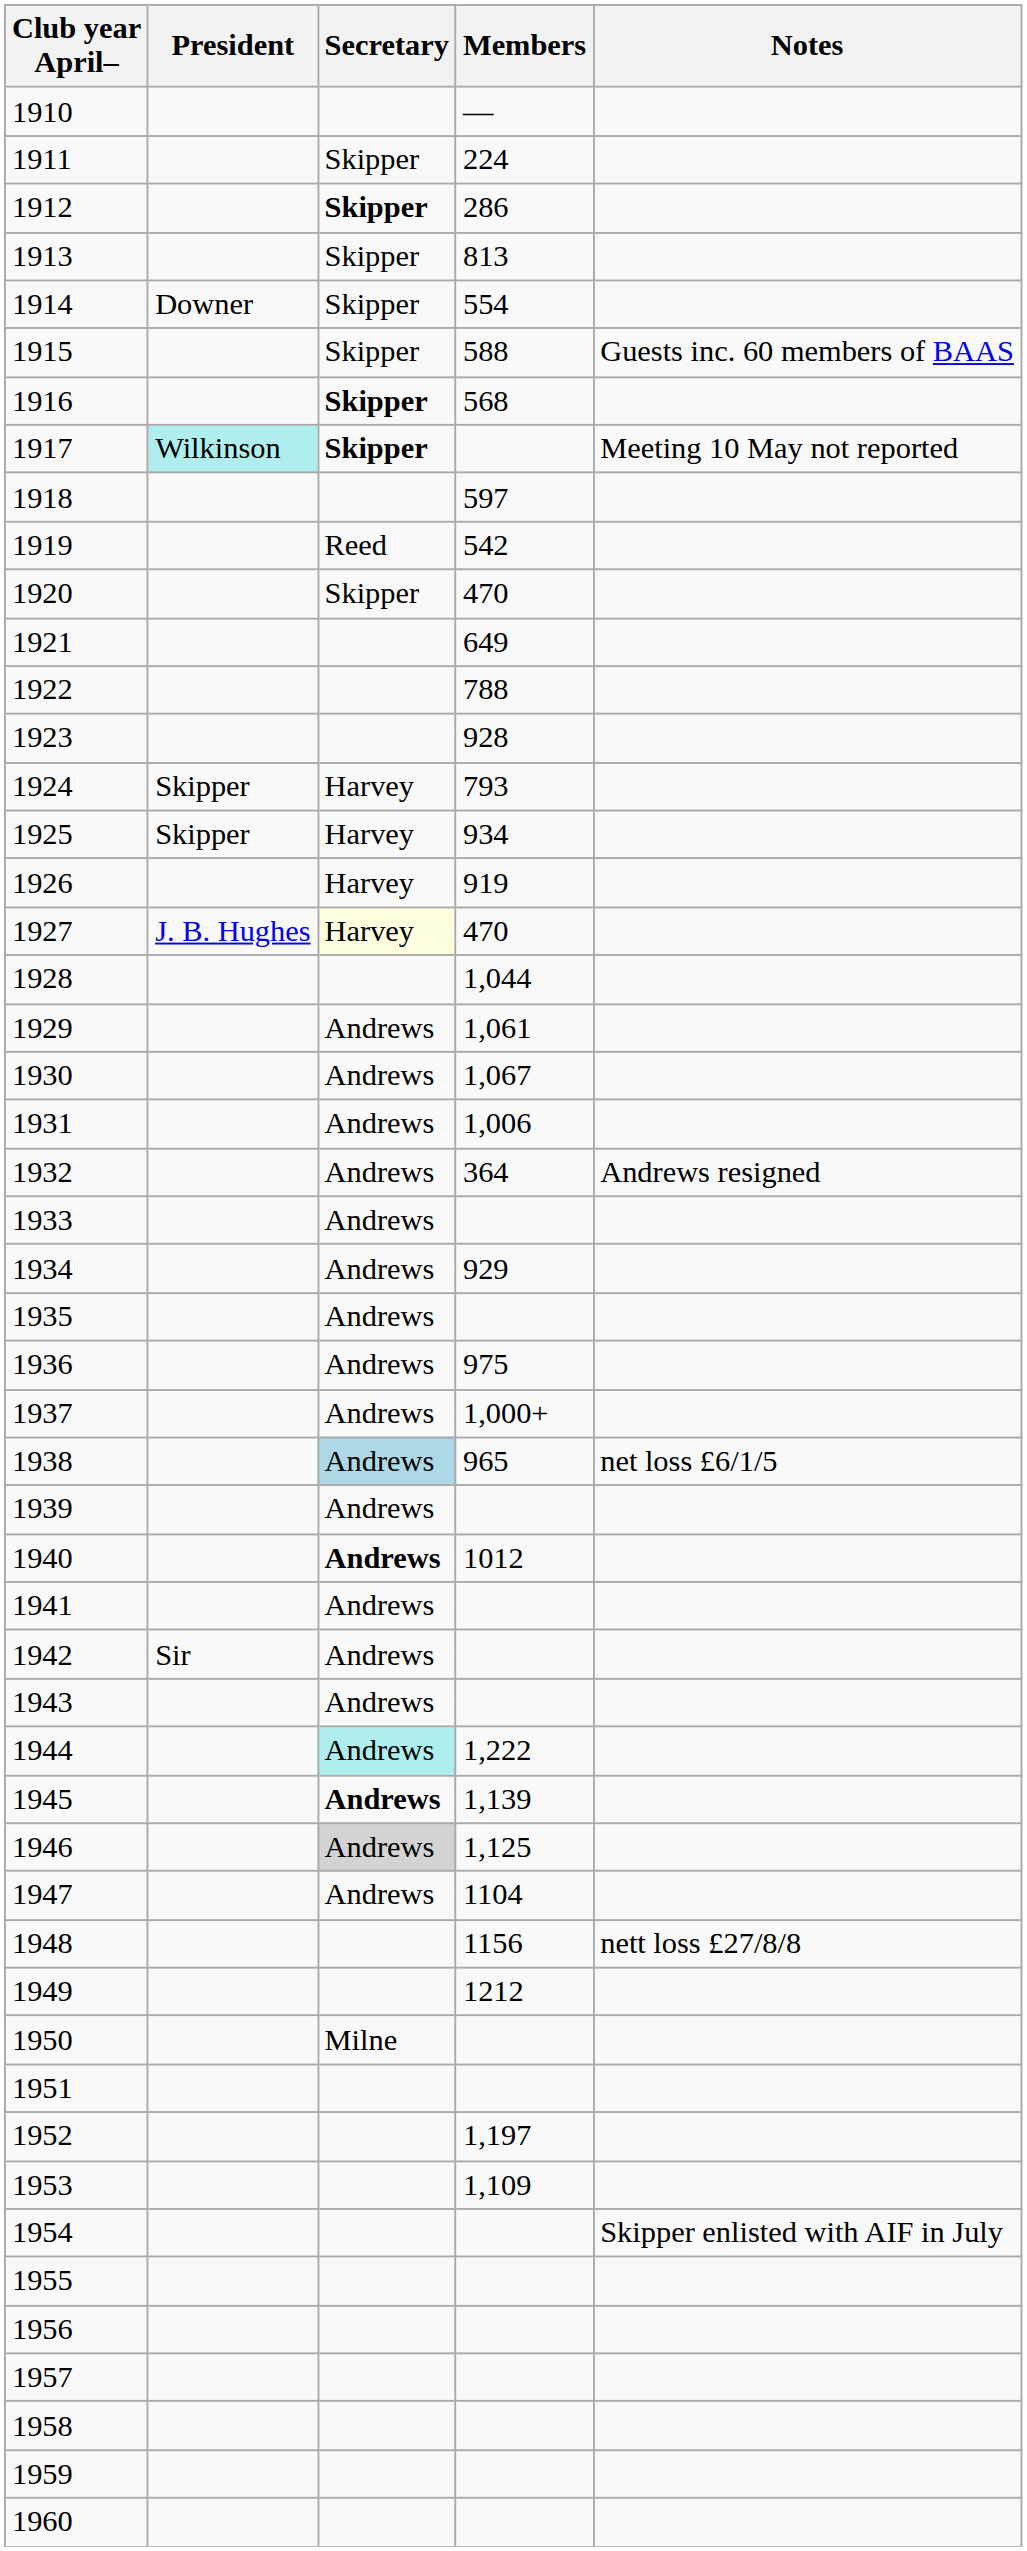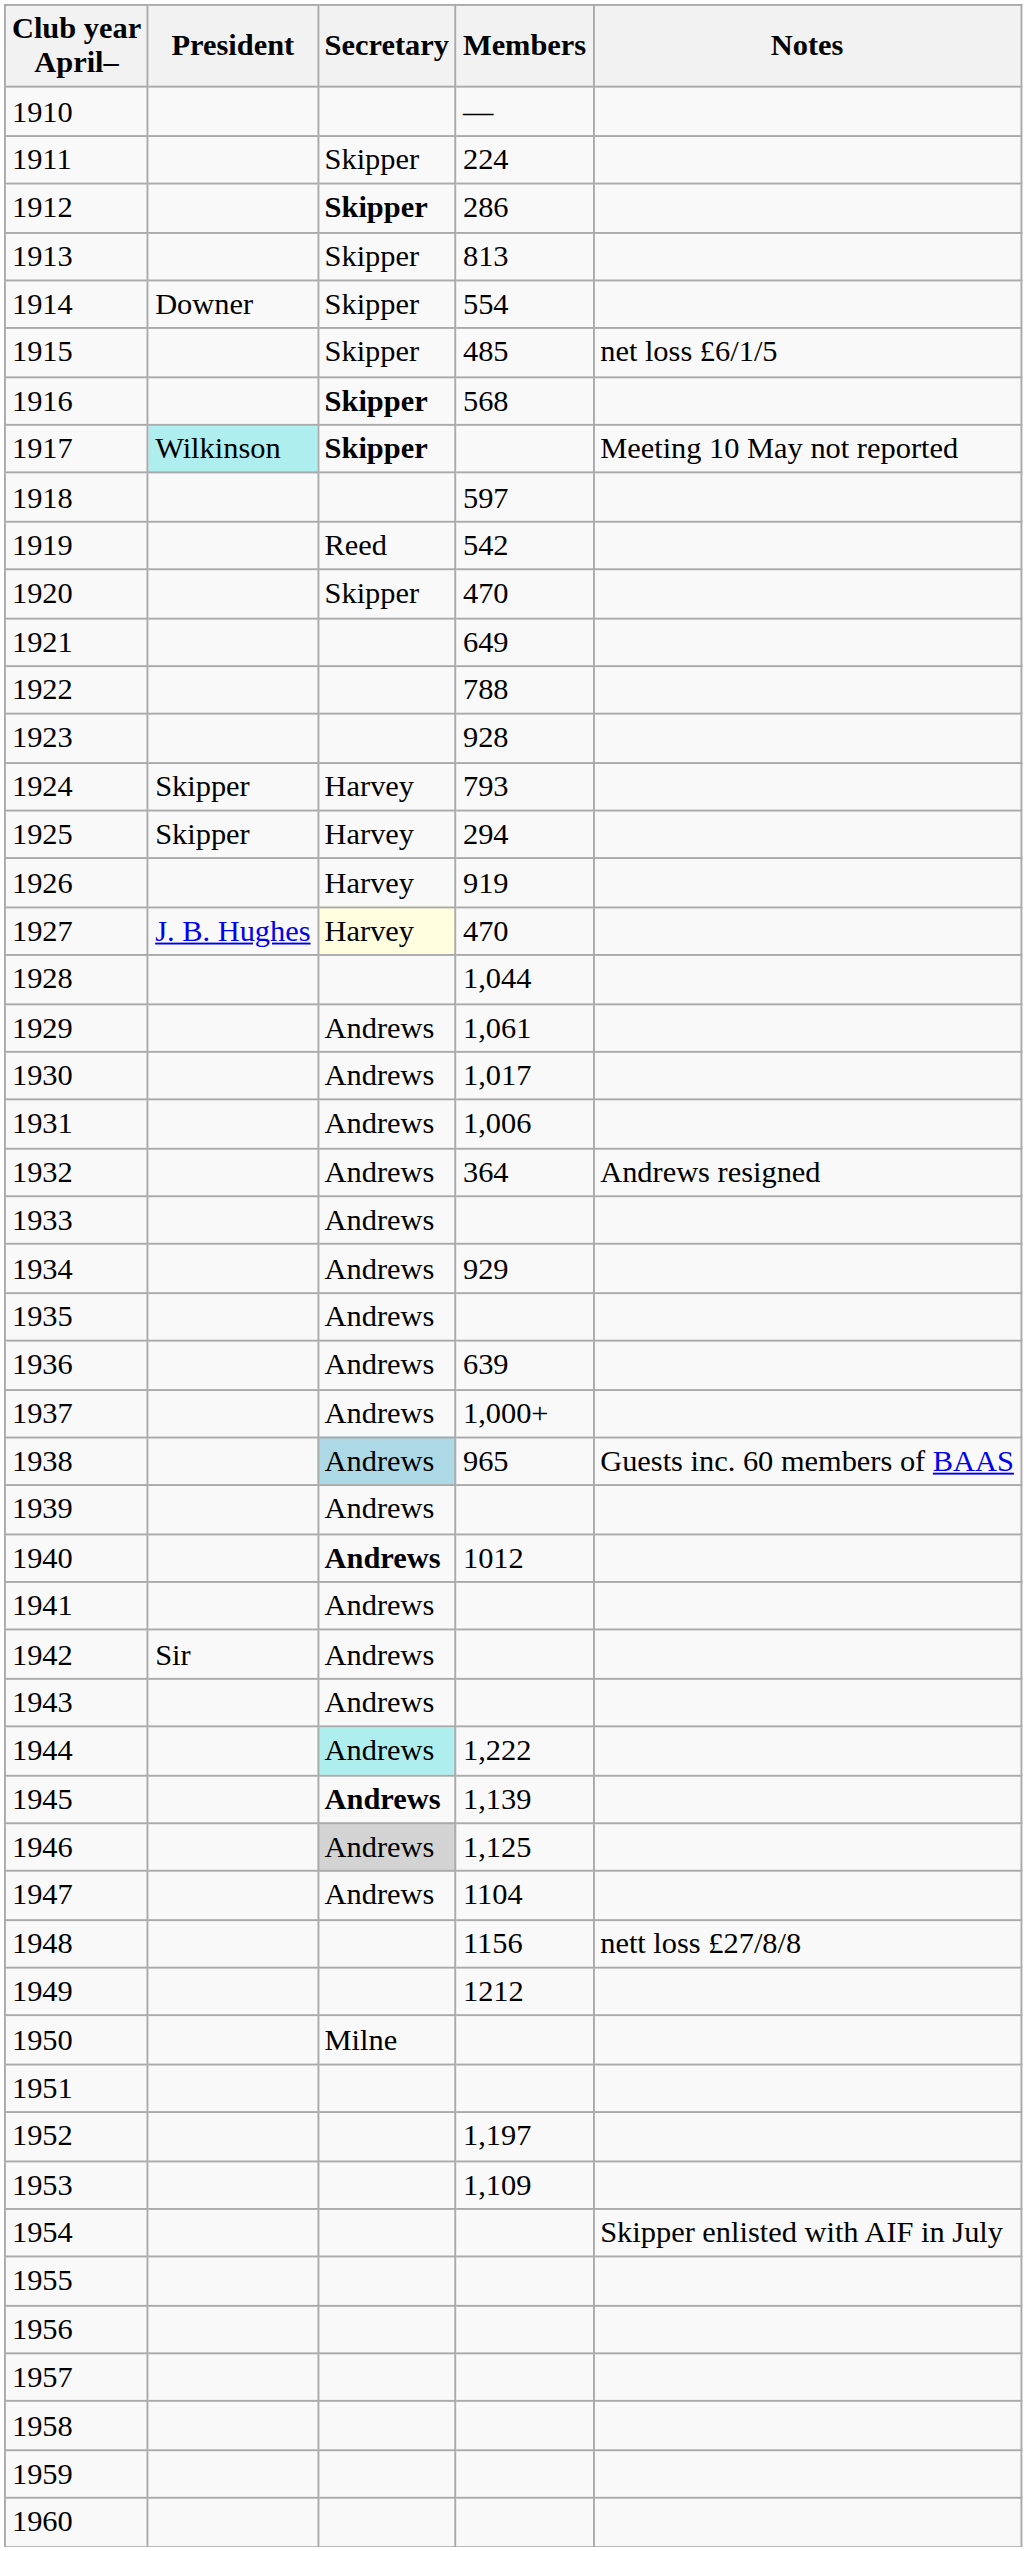(486, 352) 588 -> (486, 352) 485
(807, 352) Guests inc. 60 members of BAAS -> (689, 352) net loss £6/1/5
(486, 834) 934 -> (486, 834) 294
(497, 1075) 1,067 -> (497, 1075) 1,017
(486, 1364) 975 -> (486, 1364) 639
(689, 1460) net loss £6/1/5 -> (807, 1460) Guests inc. 60 members of BAAS
